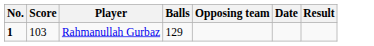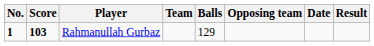+ column: (179, 13)
(38, 31) normal -> (38, 31) bold
